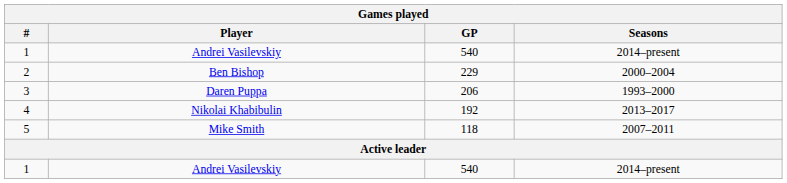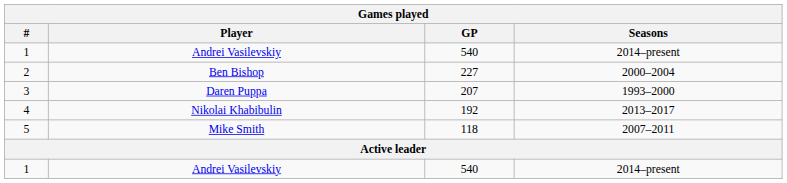(469, 72) 229 -> (469, 72) 227
(469, 91) 206 -> (469, 91) 207
